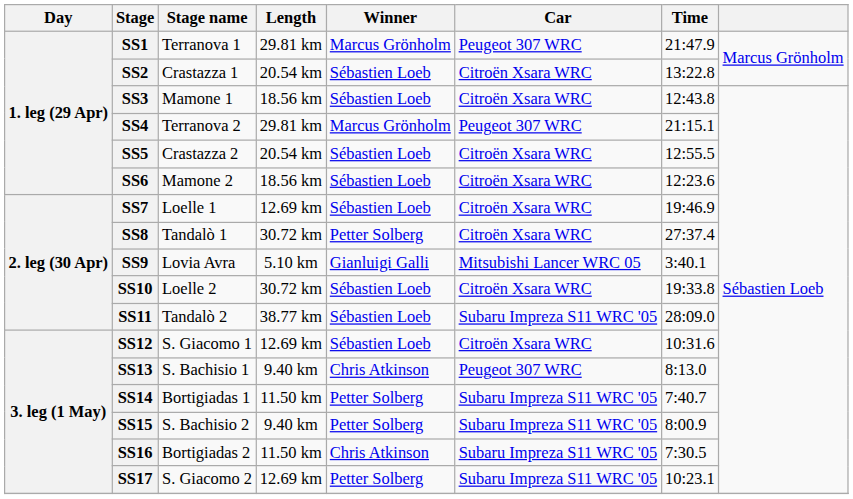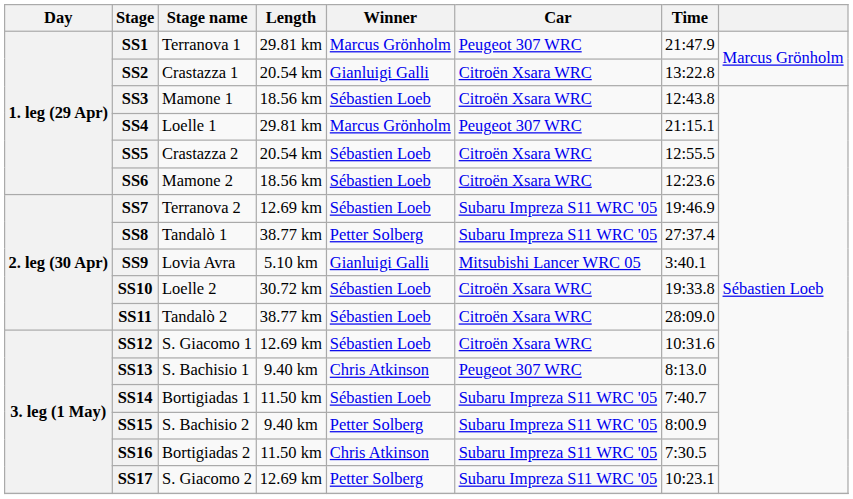(380, 71) Sébastien Loeb -> (379, 71) Gianluigi Galli
(201, 126) Terranova 2 -> (189, 126) Loelle 1
(189, 207) Loelle 1 -> (201, 207) Terranova 2
(525, 207) Citroën Xsara WRC -> (558, 207) Subaru Impreza S11 WRC '05
(291, 234) 30.72 km -> (291, 234) 38.77 km
(525, 234) Citroën Xsara WRC -> (558, 234) Subaru Impreza S11 WRC '05
(558, 316) Subaru Impreza S11 WRC '05 -> (525, 316) Citroën Xsara WRC
(376, 397) Petter Solberg -> (380, 397) Sébastien Loeb
